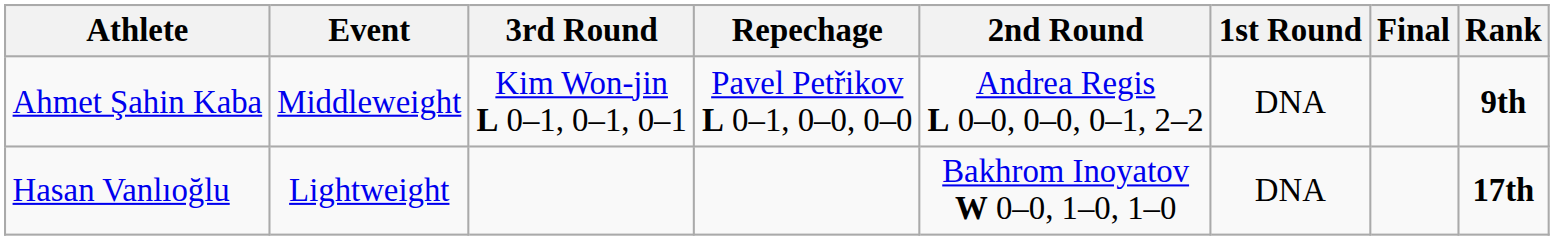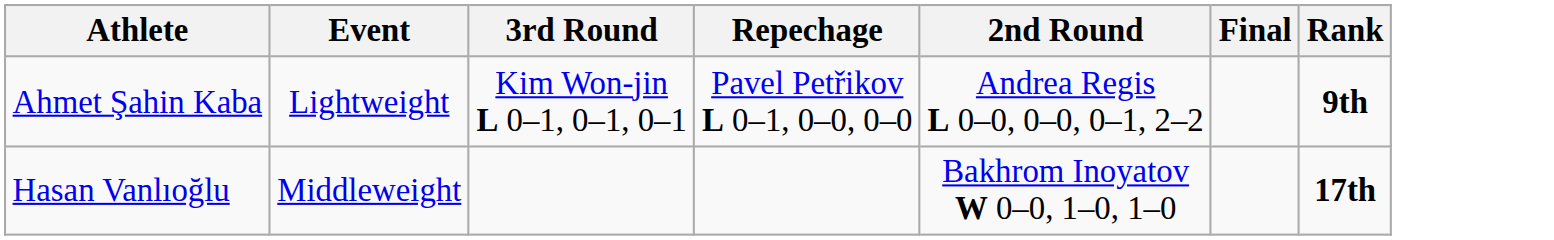- column: (1290, 30)
(369, 100) Middleweight -> (369, 100) Lightweight
(369, 189) Lightweight -> (369, 189) Middleweight
